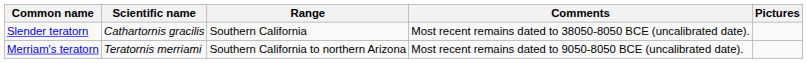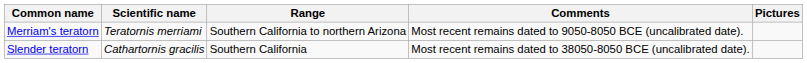rows swapped: (48, 31) <-> (53, 49)
